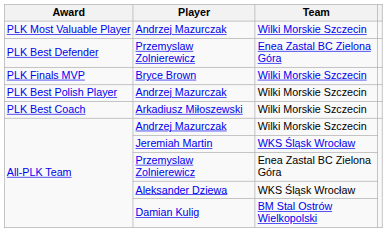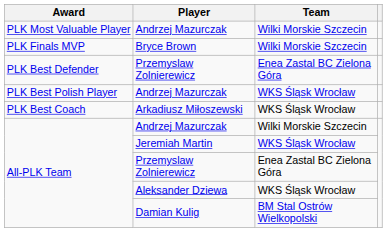rows swapped: (46, 76) <-> (53, 53)
(312, 93) Wilki Morskie Szczecin -> (306, 93) WKS Śląsk Wrocław
(312, 110) Wilki Morskie Szczecin -> (306, 110) WKS Śląsk Wrocław
